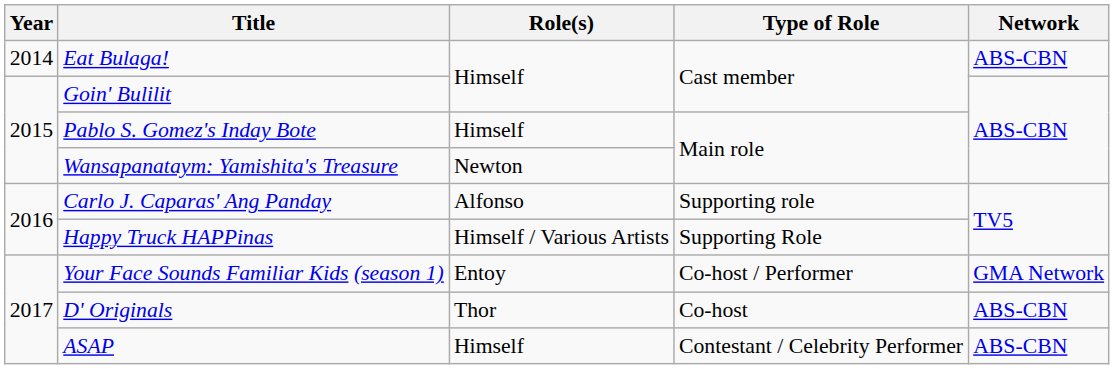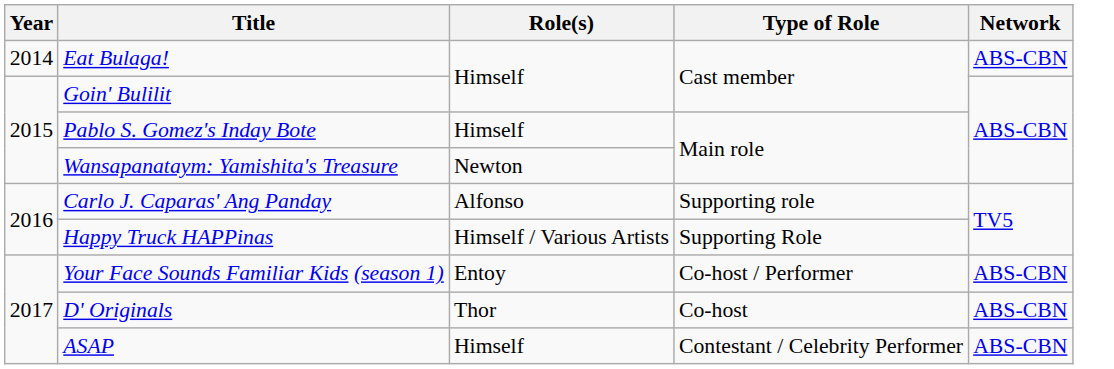(1039, 273) GMA Network -> (1020, 273) ABS-CBN
